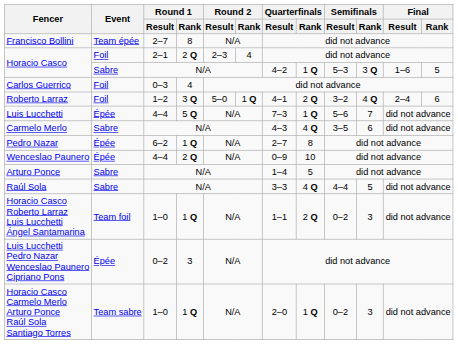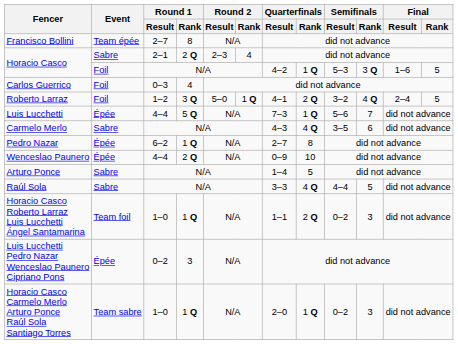(101, 56) Foil -> (106, 56) Sabre
(106, 70) Sabre -> (101, 70) Foil
(437, 99) 6 -> (437, 99) 5
